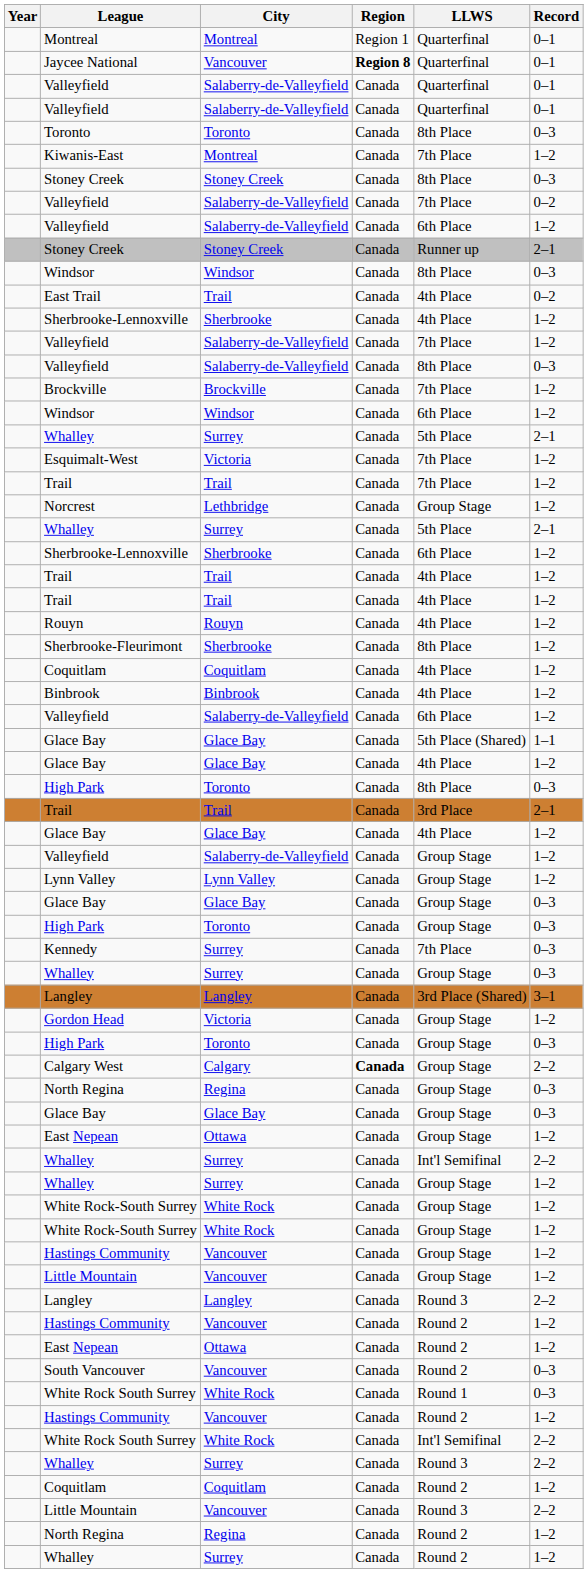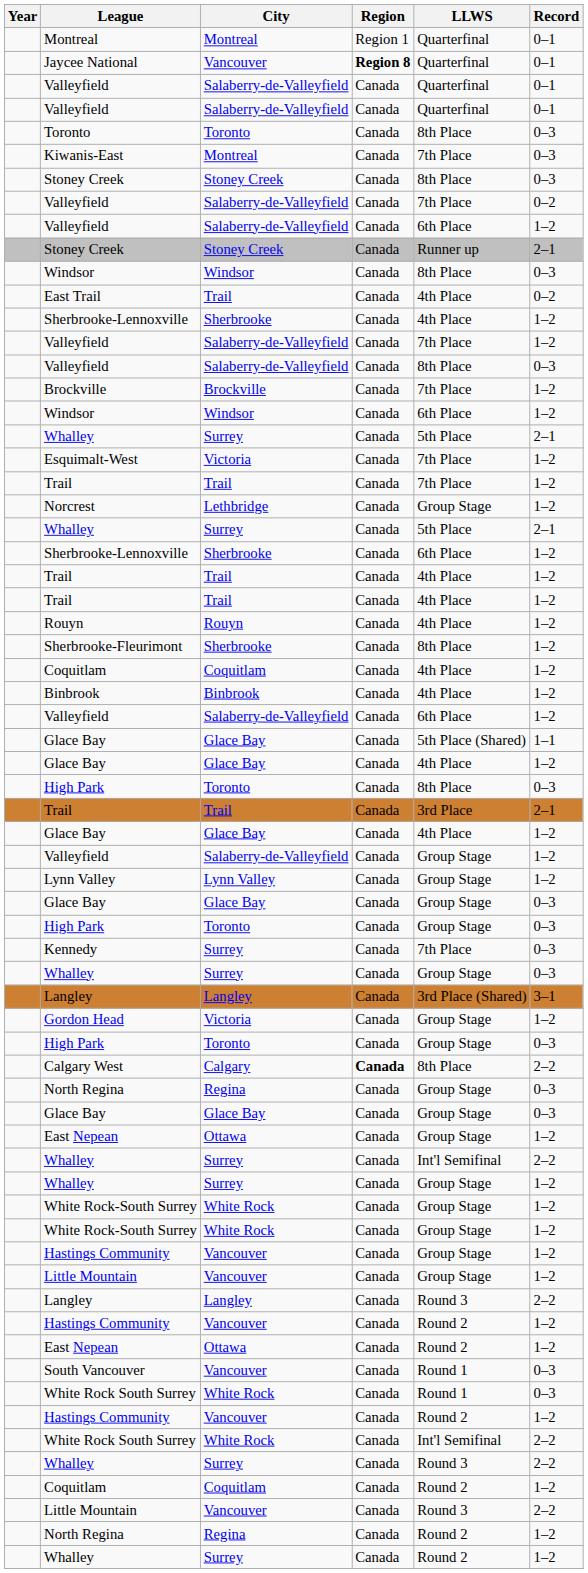(545, 156) 1–2 -> (545, 156) 0–3
(454, 1066) Group Stage -> (444, 1066) 8th Place
(442, 1370) Round 2 -> (442, 1370) Round 1
